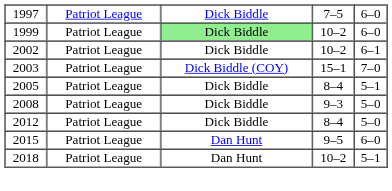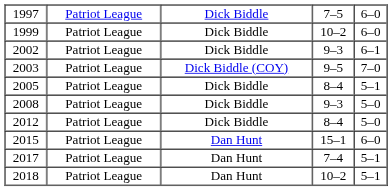(236, 31) lightgreen background -> (236, 31) no background
(333, 50) 10–2 -> (333, 50) 9–3
(333, 68) 15–1 -> (333, 68) 9–5
(333, 140) 9–5 -> (333, 140) 15–1
+ row: (26, 158)
